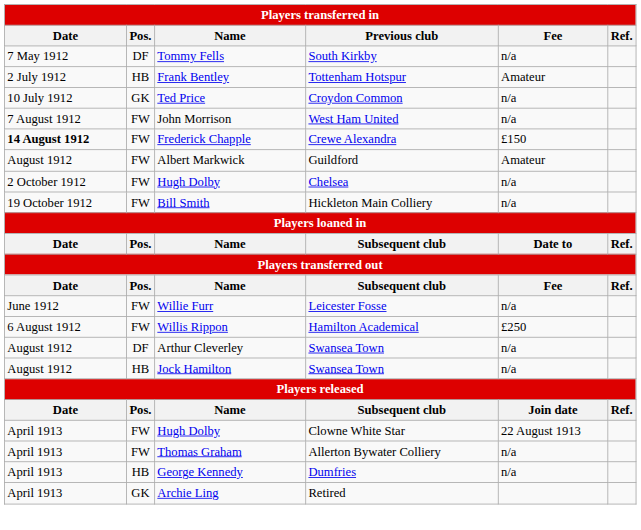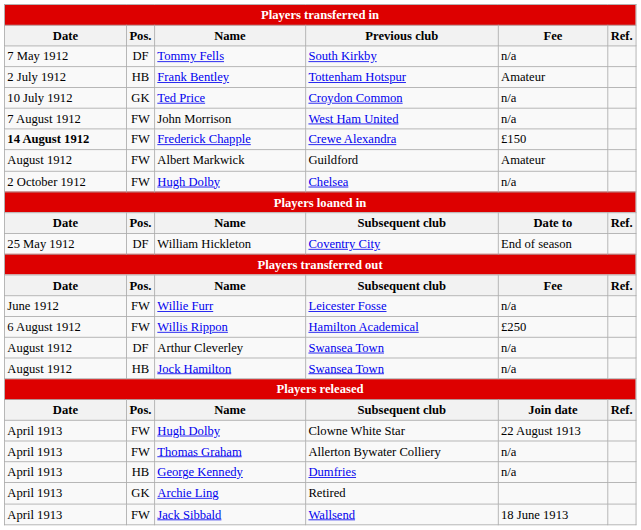- row: (183, 202)
+ row: (204, 243)
+ row: (189, 514)
